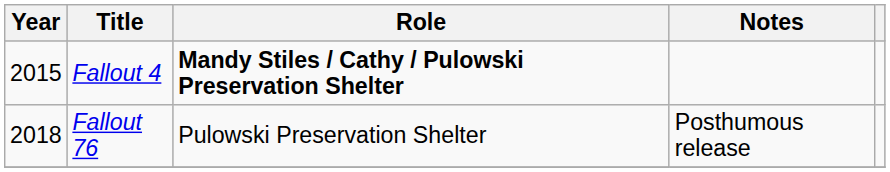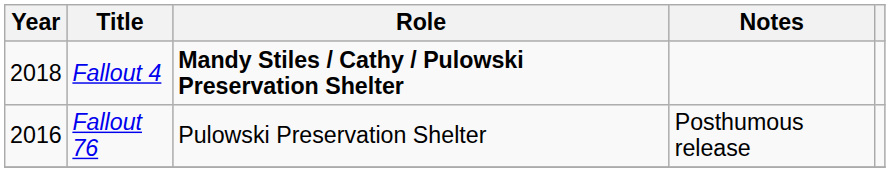(36, 72) 2015 -> (36, 72) 2018
(36, 135) 2018 -> (36, 135) 2016
